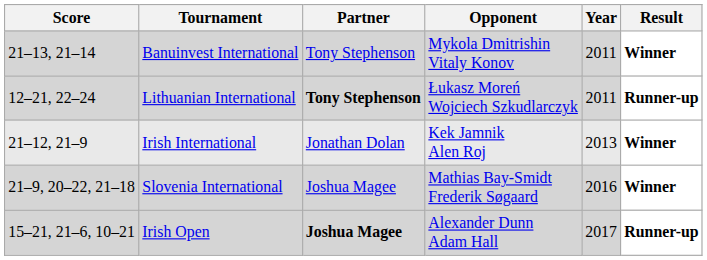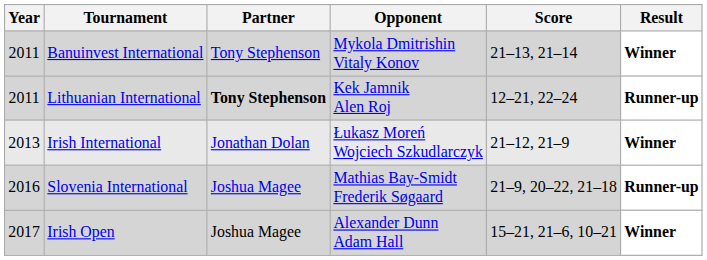columns swapped: (601, 17) <-> (72, 17)
(503, 98) Łukasz Moreń Wojciech Szkudlarczyk -> (371, 98) Kek Jamnik Alen Roj
(466, 143) Kek Jamnik Alen Roj -> (408, 143) Łukasz Moreń Wojciech Szkudlarczyk
(650, 187) Winner -> (661, 187) Runner-up
(354, 232) bold -> (256, 232) normal
(661, 232) Runner-up -> (650, 232) Winner
